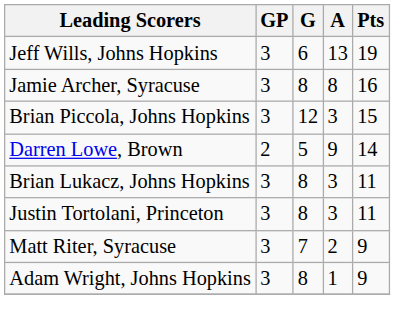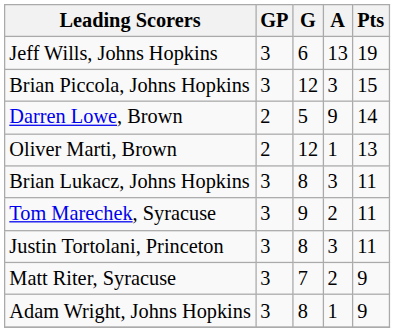- row: (105, 85)
+ row: (93, 149)
+ row: (113, 213)
